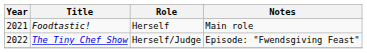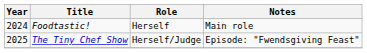(17, 26) 2021 -> (17, 26) 2024
(17, 40) 2022 -> (17, 40) 2025
